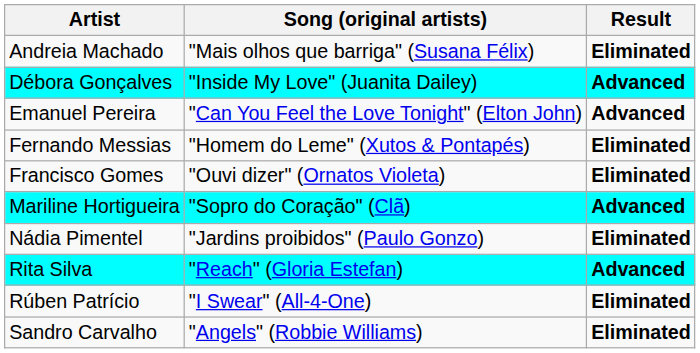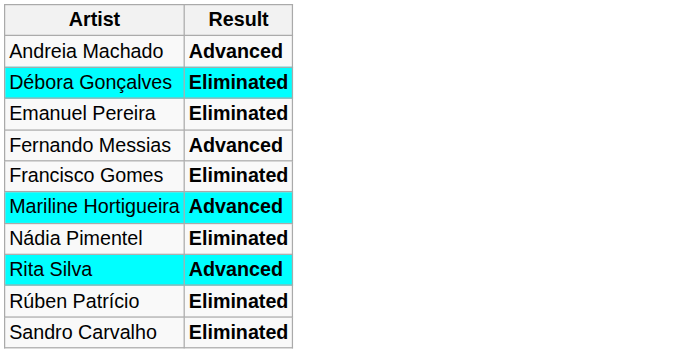- column: (385, 20)
(641, 51) Eliminated -> (236, 51) Advanced
(638, 82) Advanced -> (239, 82) Eliminated
(638, 113) Advanced -> (239, 113) Eliminated
(641, 144) Eliminated -> (236, 144) Advanced
